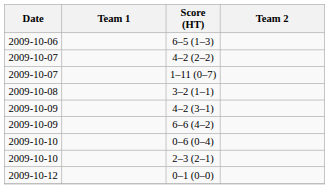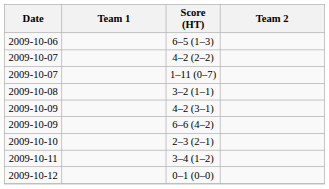- row: (193, 141)
+ row: (193, 158)
